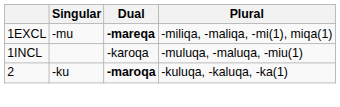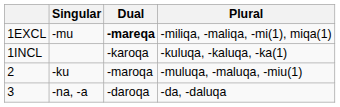(232, 53) -muluqa, -maluqa, -miu(1) -> (224, 53) -kuluqa, -kaluqa, -ka(1)
(131, 72) bold -> (130, 72) normal
(225, 72) -kuluqa, -kaluqa, -ka(1) -> (231, 72) -muluqa, -maluqa, -miu(1)
+ row: (11, 92)
